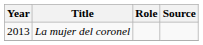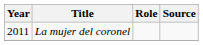(18, 31) 2013 -> (18, 31) 2011
